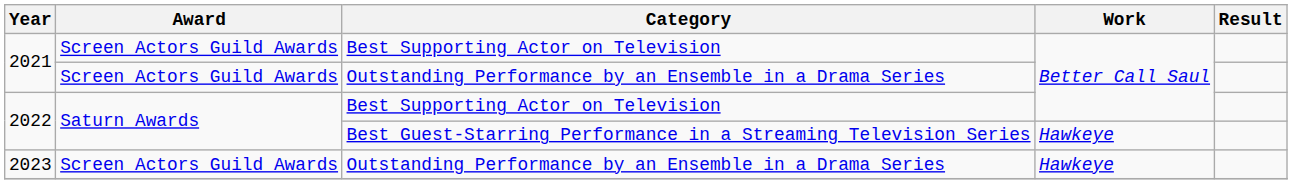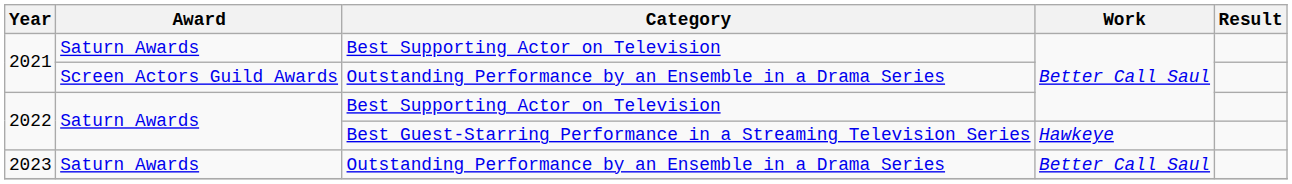(199, 48) Screen Actors Guild Awards -> (130, 48) Saturn Awards
(199, 164) Screen Actors Guild Awards -> (130, 164) Saturn Awards
(1076, 164) Hawkeye -> (1125, 164) Better Call Saul
